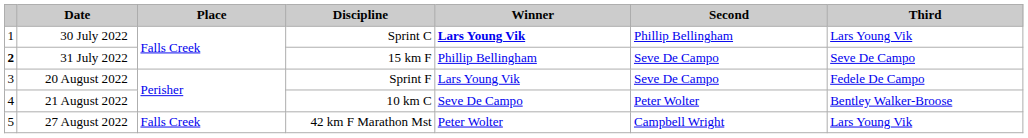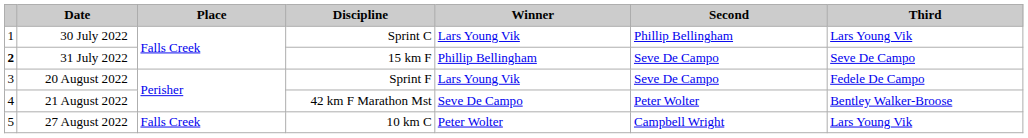(481, 36) bold -> (479, 36) normal
(409, 100) 10 km C -> (371, 100) 42 km F Marathon Mst
(371, 121) 42 km F Marathon Mst -> (409, 121) 10 km C
